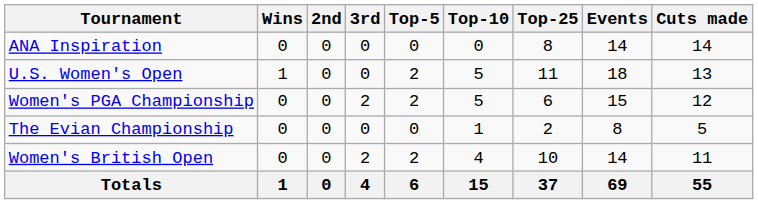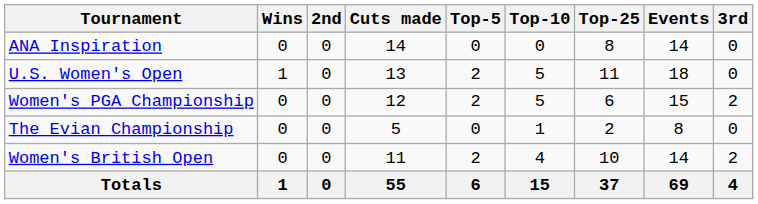columns swapped: (365, 19) <-> (702, 19)
